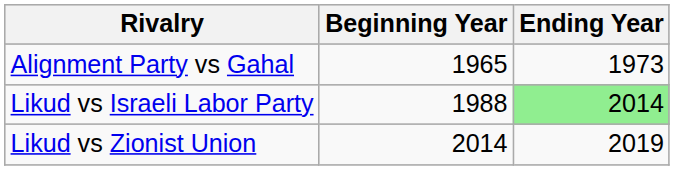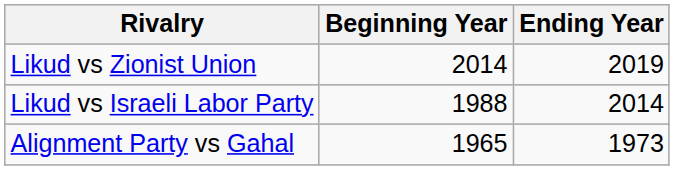rows swapped: (152, 64) <-> (133, 143)
(636, 104) lightgreen background -> (636, 104) no background
